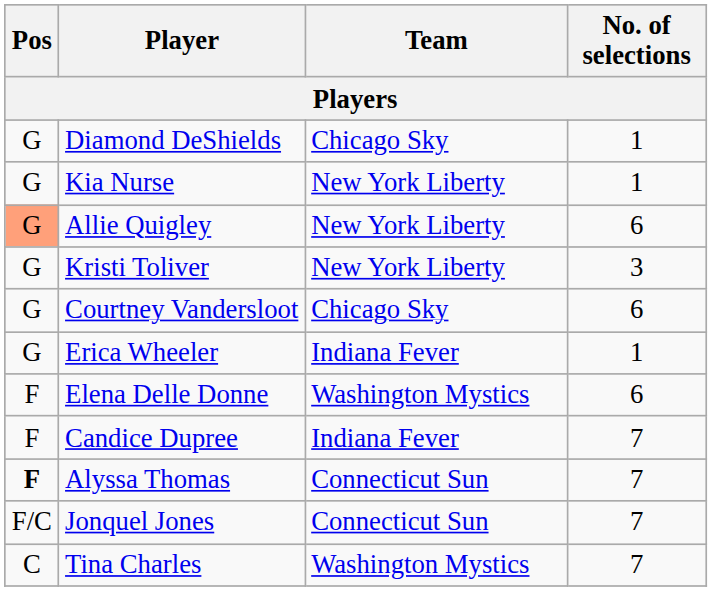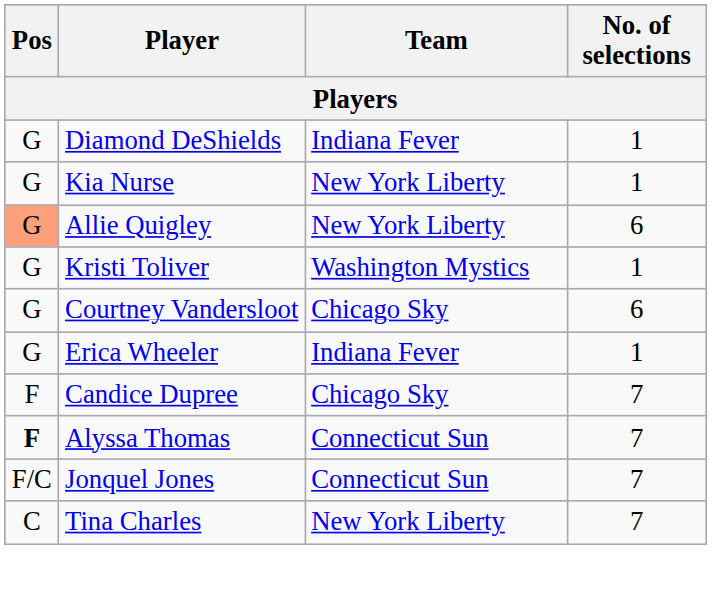(380, 140) Chicago Sky -> (385, 140) Indiana Fever
(408, 267) New York Liberty -> (420, 267) Washington Mystics
(637, 267) 3 -> (637, 267) 1
- row: (167, 394)
(385, 437) Indiana Fever -> (380, 394) Chicago Sky
(420, 564) Washington Mystics -> (408, 521) New York Liberty
